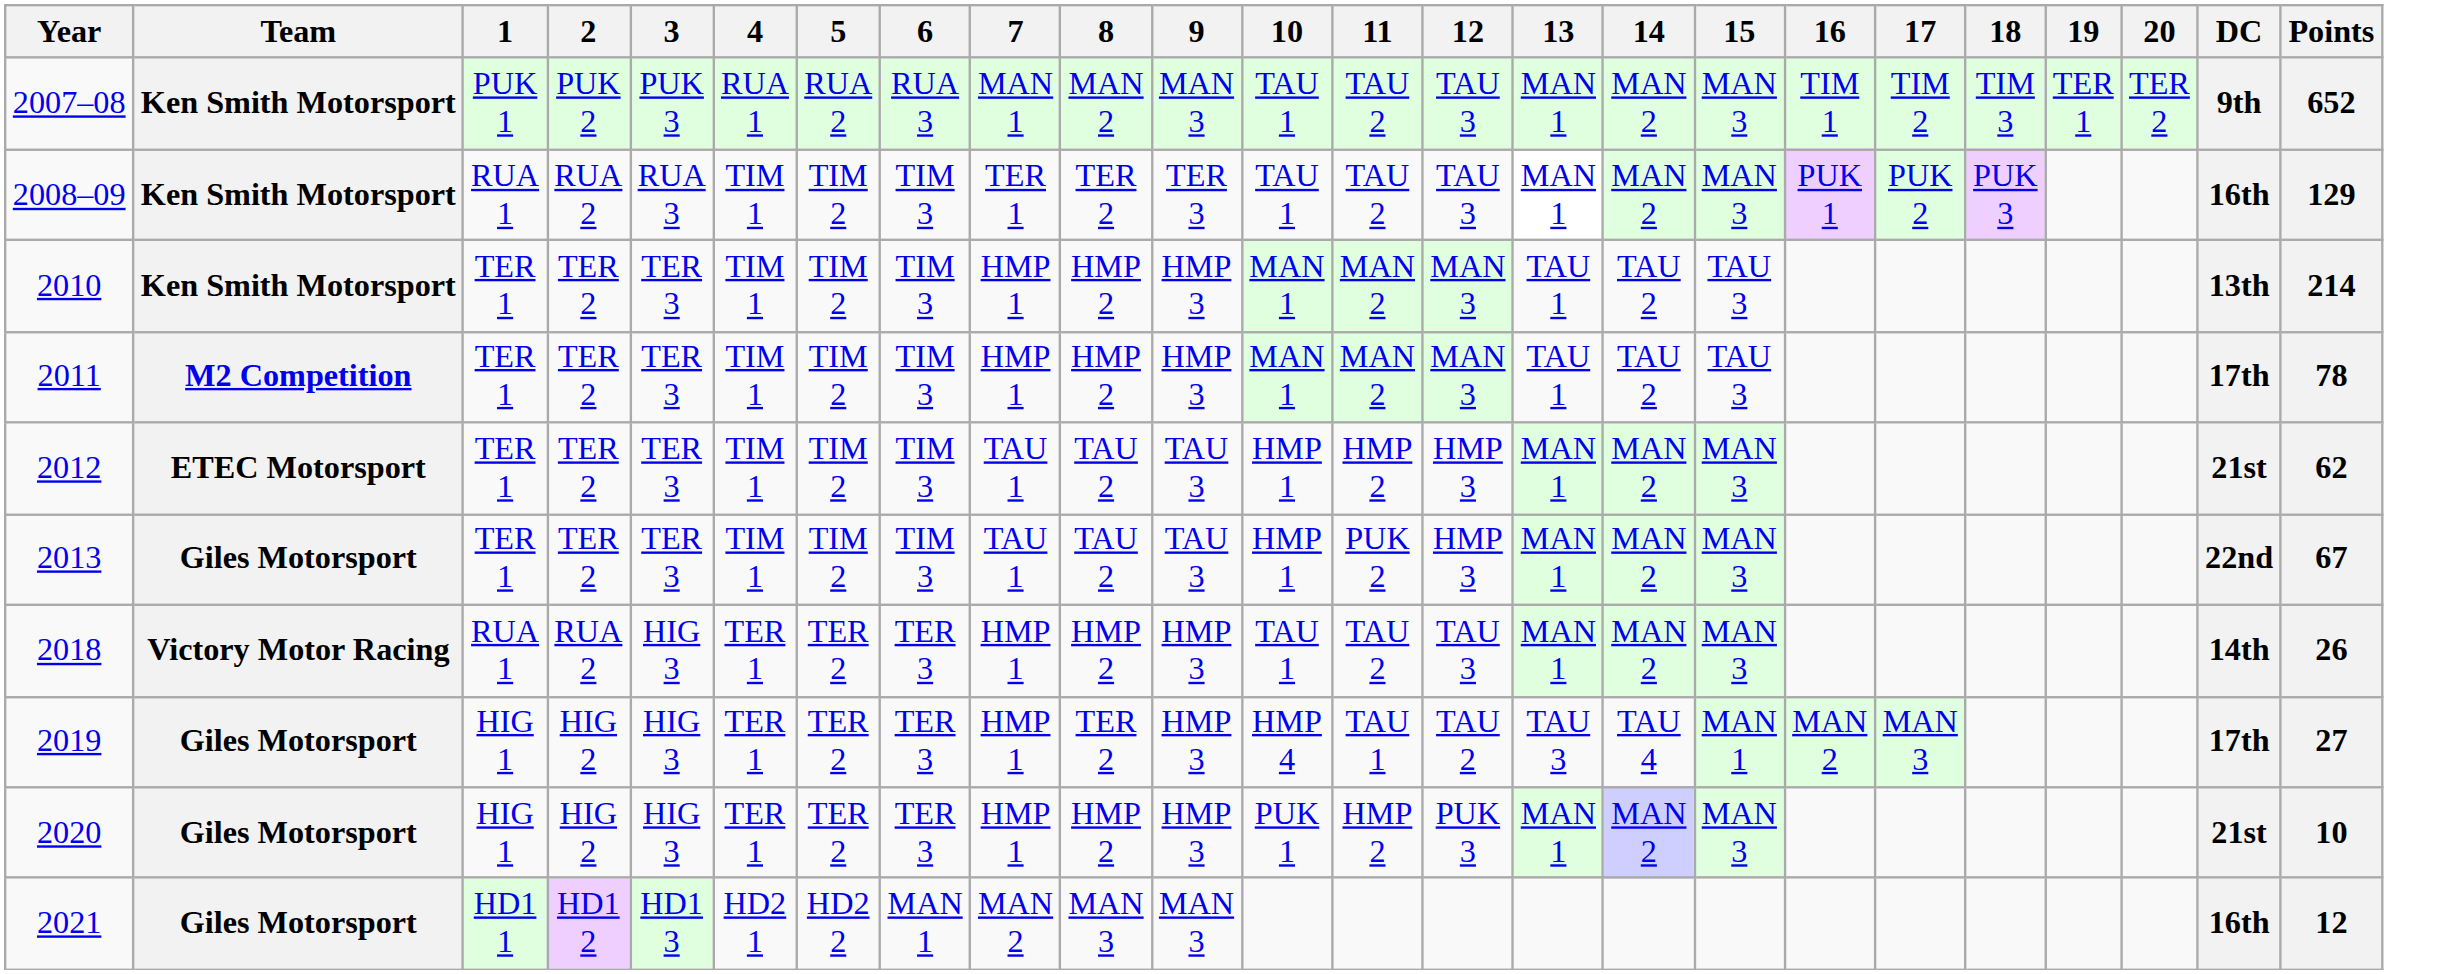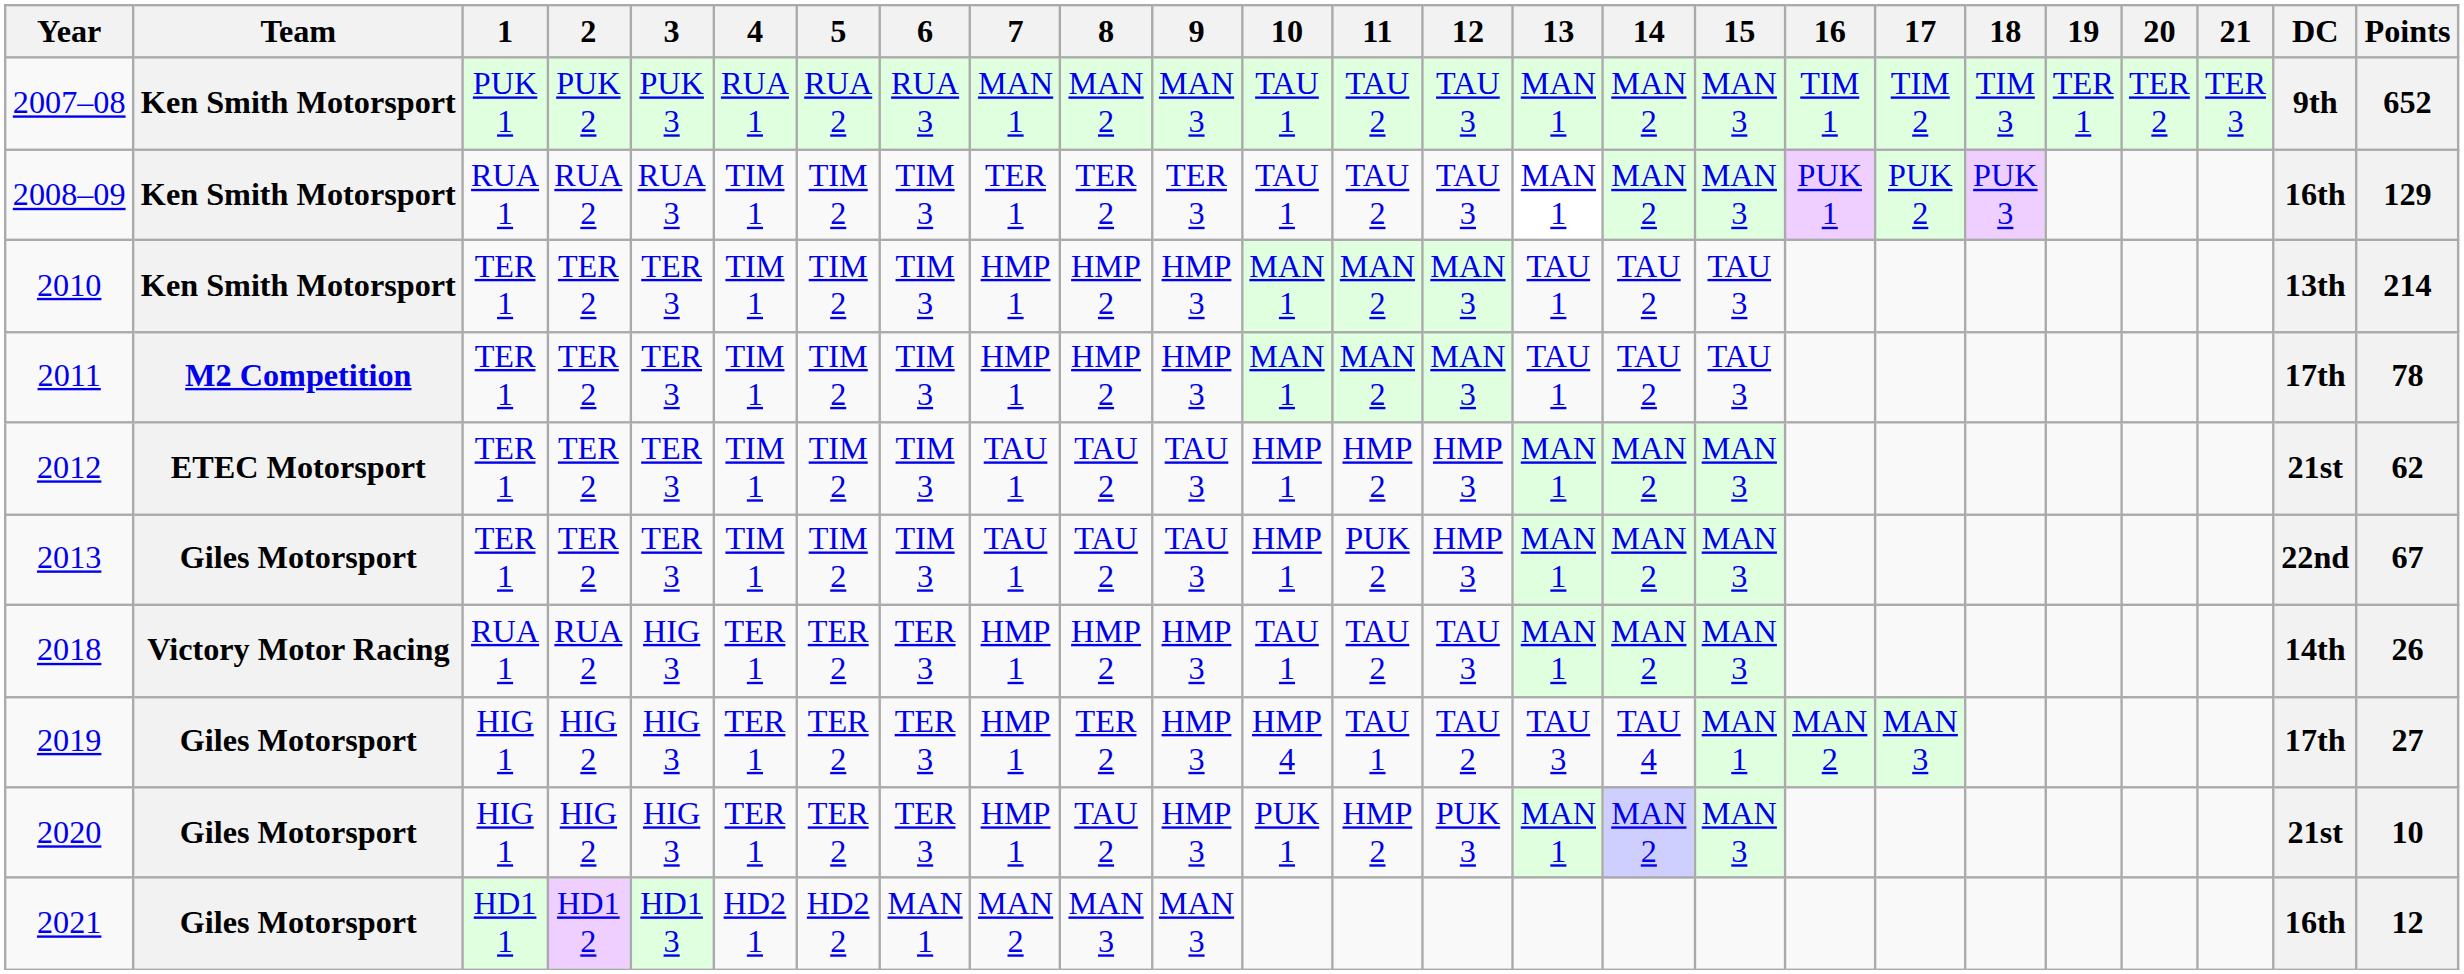+ column: (2236, 30)
(1106, 831) HMP 2 -> (1106, 831) TAU 2
